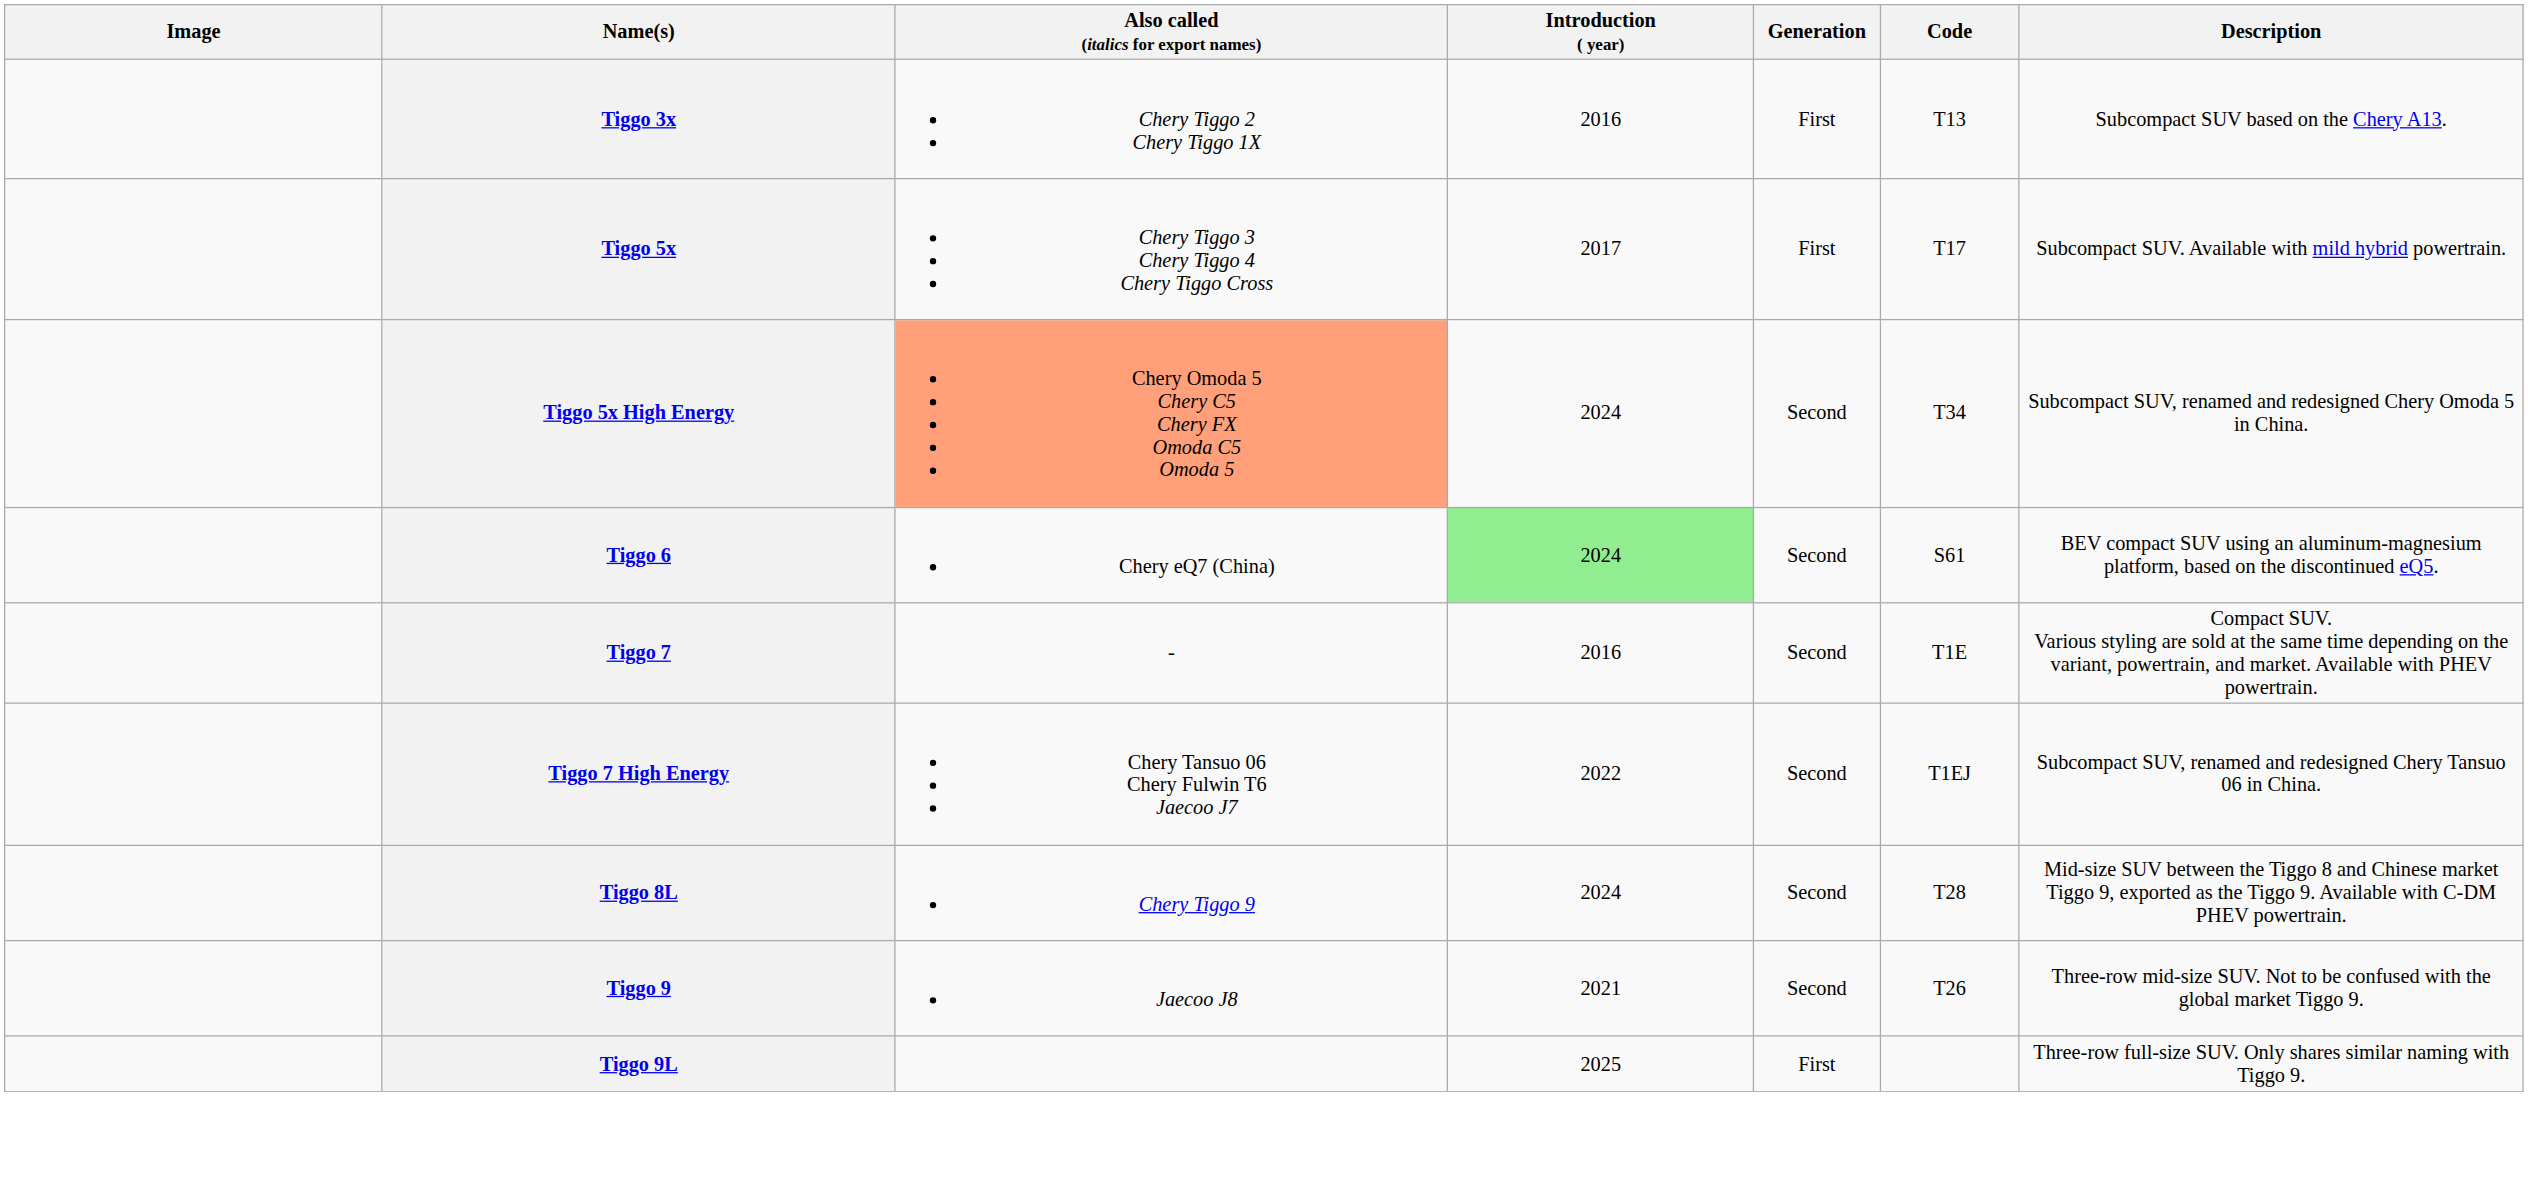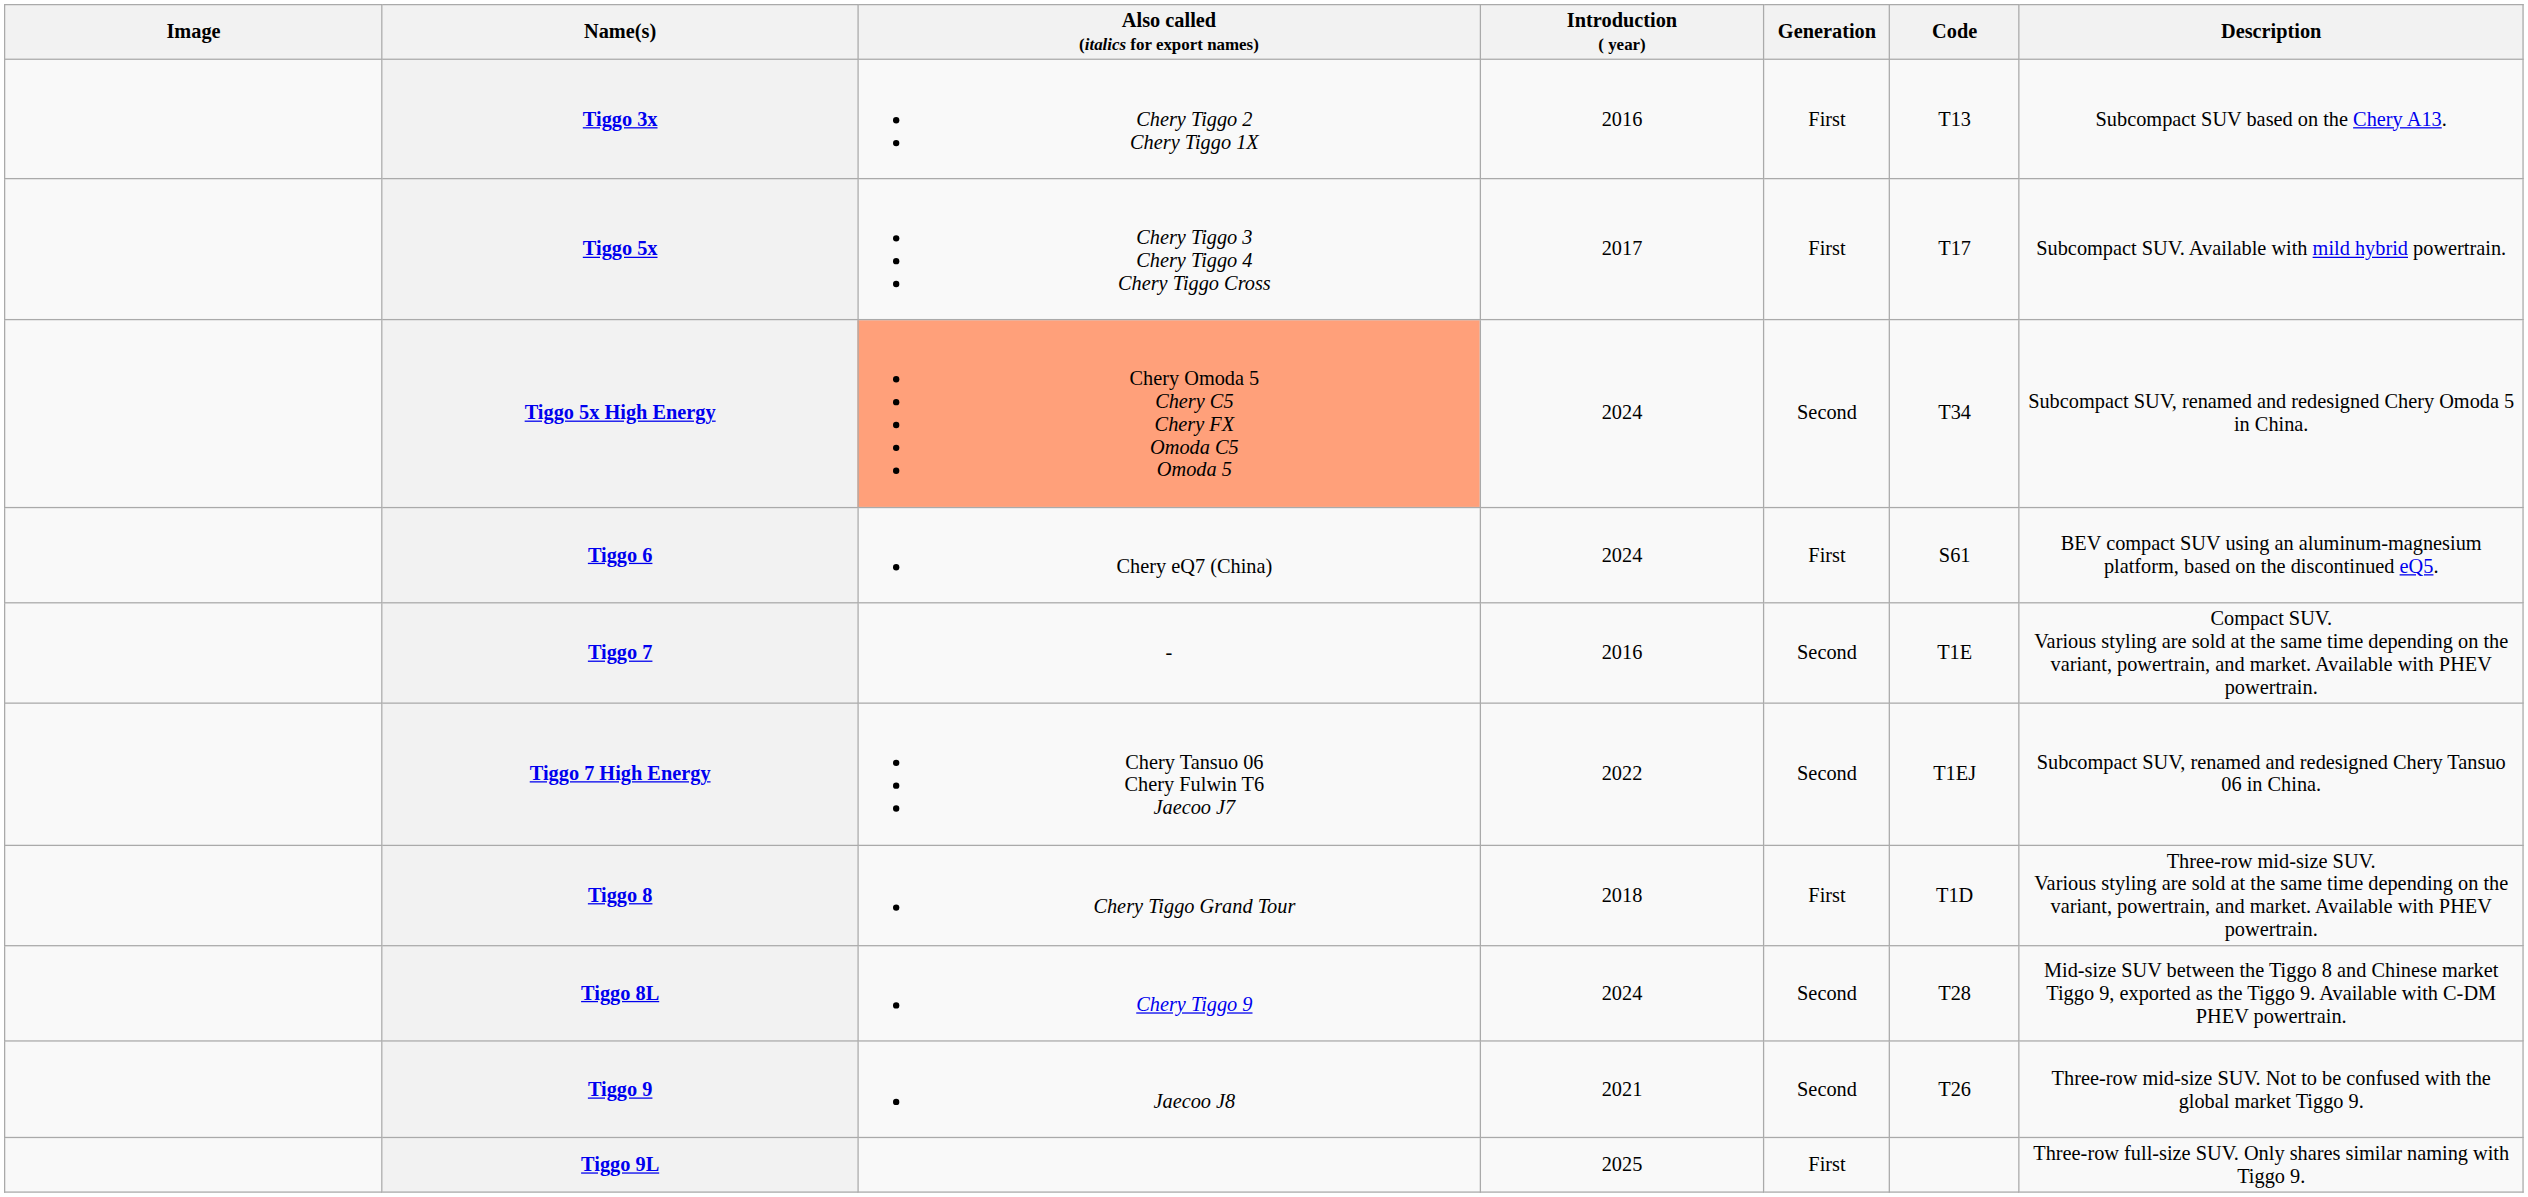(1601, 554) lightgreen background -> (1622, 554) no background
(1817, 554) Second -> (1827, 554) First
+ row: (620, 895)
